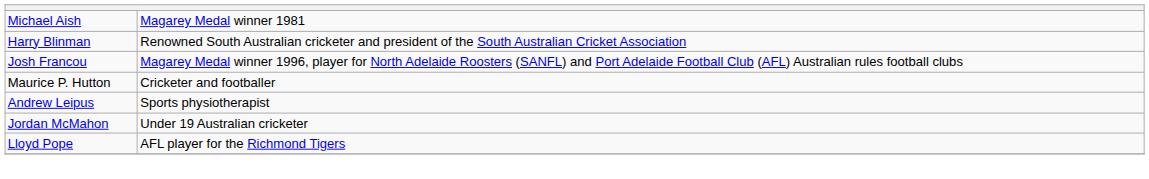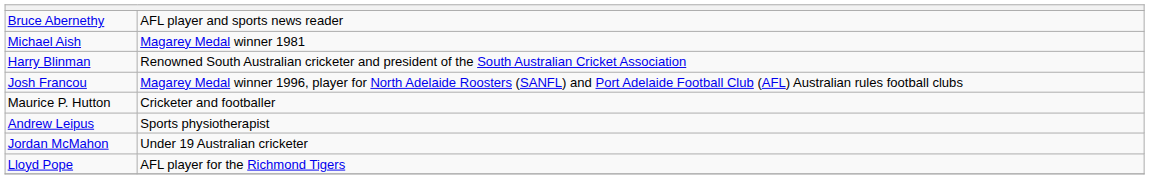+ row: (56, 21)
